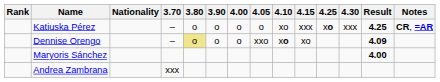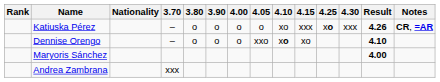(378, 27) 4.25 -> (378, 27) 4.26
(195, 41) khaki background -> (195, 41) no background
(378, 41) 4.09 -> (378, 41) 4.10
